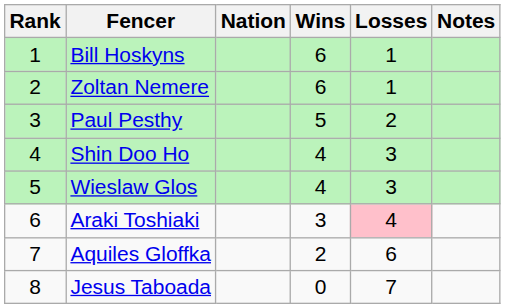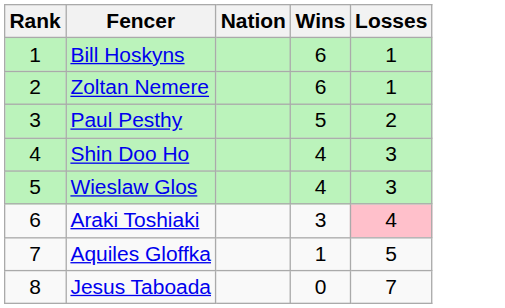- column: (466, 21)
(320, 253) 2 -> (320, 253) 1
(391, 253) 6 -> (391, 253) 5
